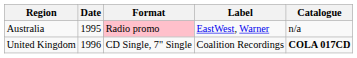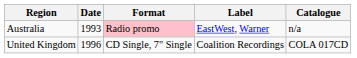(91, 28) 1995 -> (91, 28) 1993
(319, 45) bold -> (318, 45) normal
